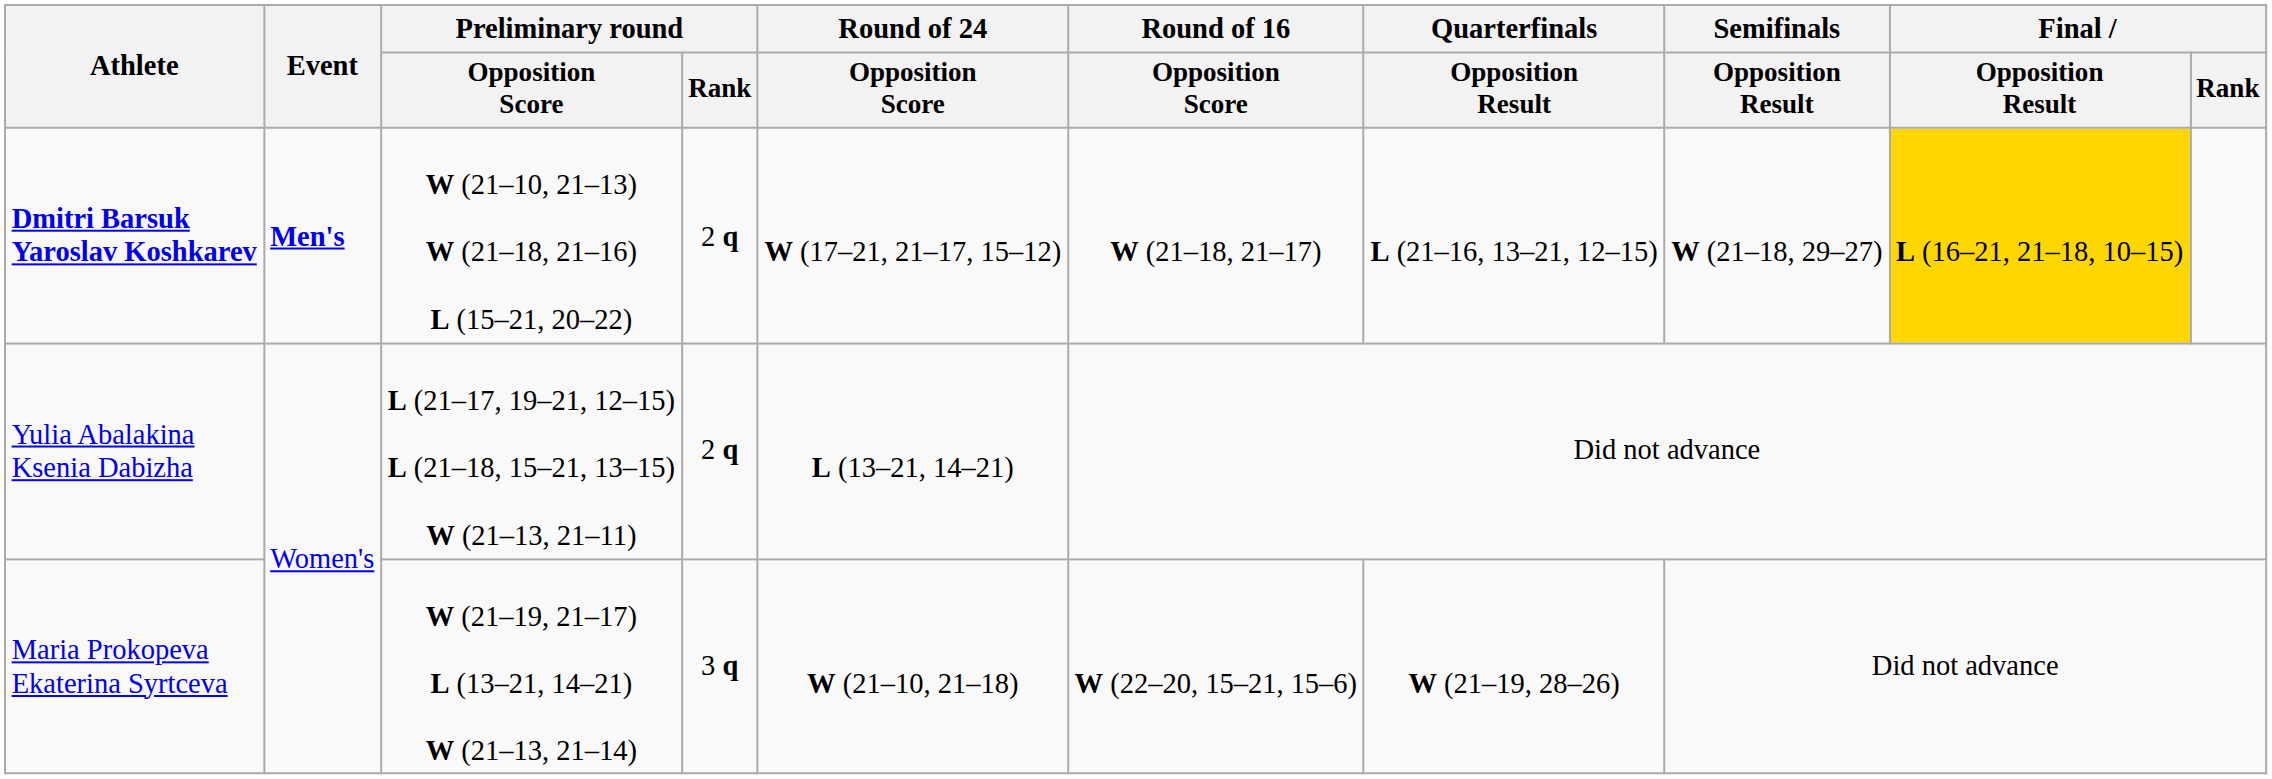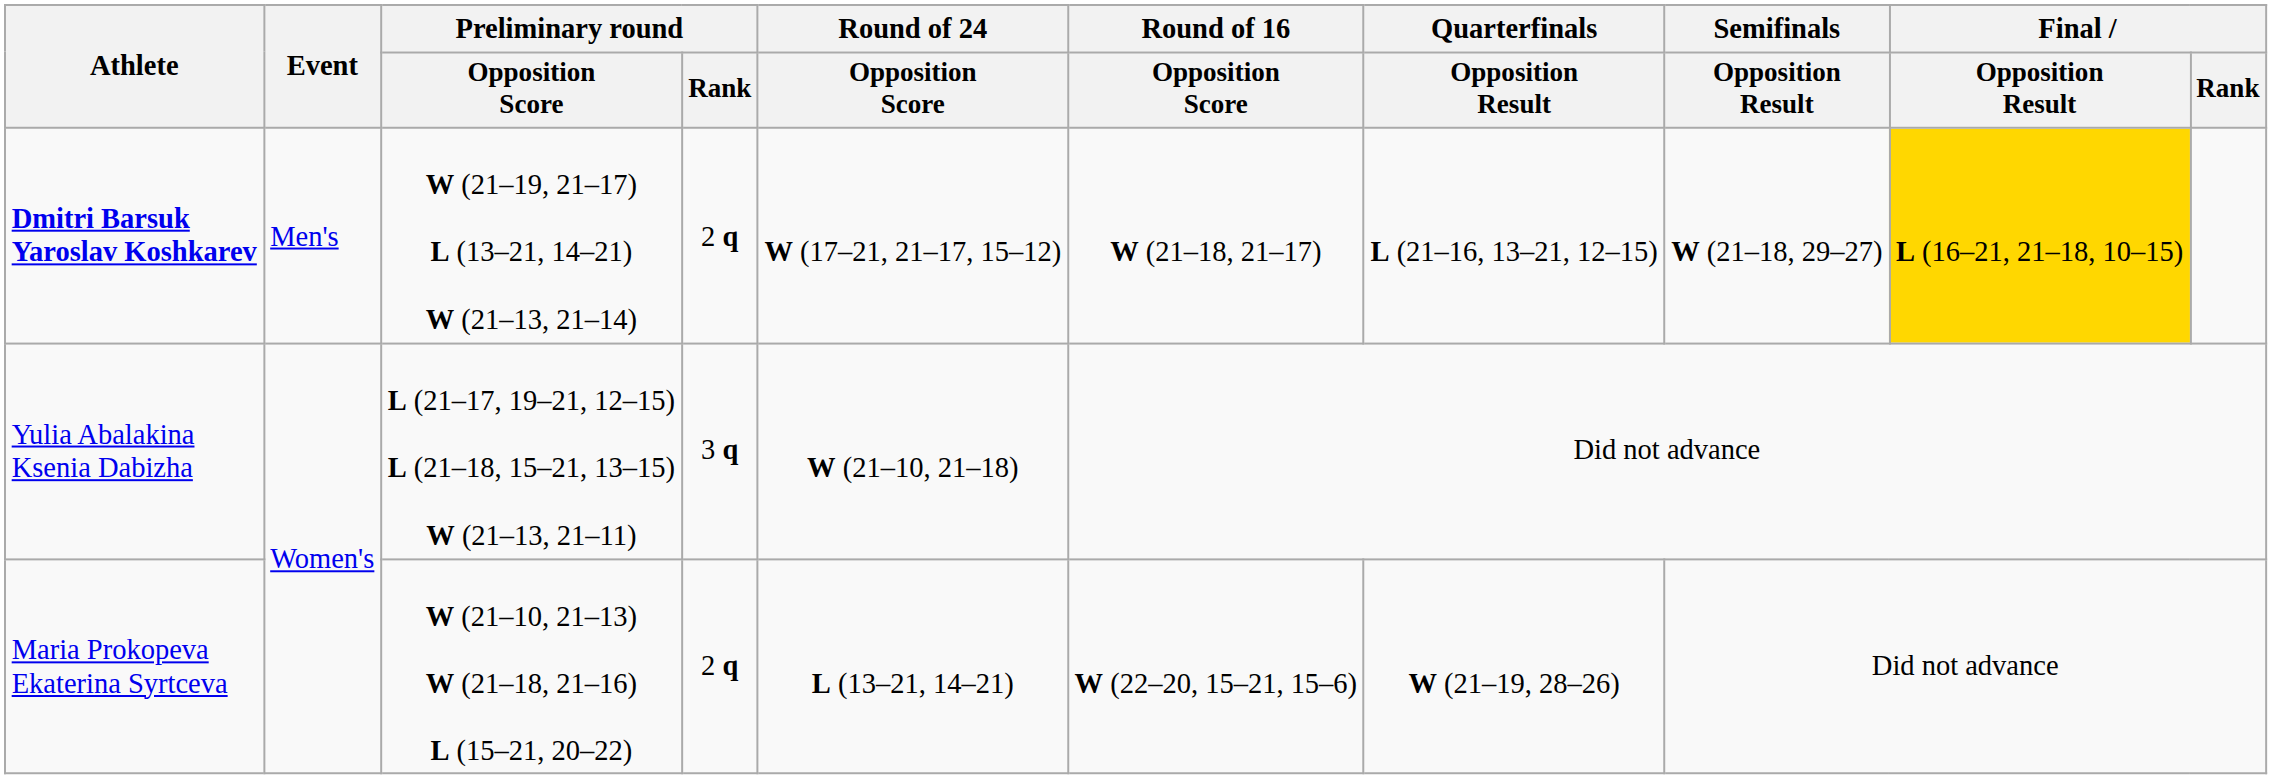(307, 235) bold -> (304, 235) normal
(531, 252) W (21–10, 21–13) W (21–18, 21–16) L (15–21, 20–22) -> (531, 252) W (21–19, 21–17) L (13–21, 14–21) W (21–13, 21–14)
(720, 451) 2 q -> (720, 451) 3 q
(913, 467) L (13–21, 14–21) -> (913, 467) W (21–10, 21–18)
(531, 683) W (21–19, 21–17) L (13–21, 14–21) W (21–13, 21–14) -> (531, 683) W (21–10, 21–13) W (21–18, 21–16) L (15–21, 20–22)
(720, 666) 3 q -> (720, 666) 2 q
(913, 683) W (21–10, 21–18) -> (913, 683) L (13–21, 14–21)
